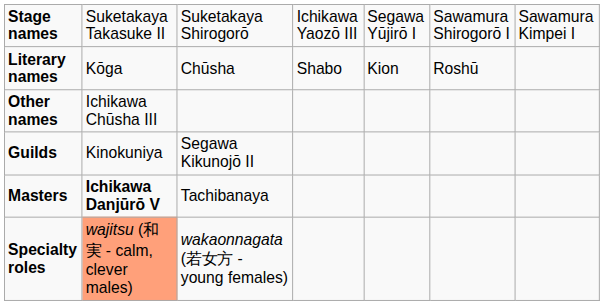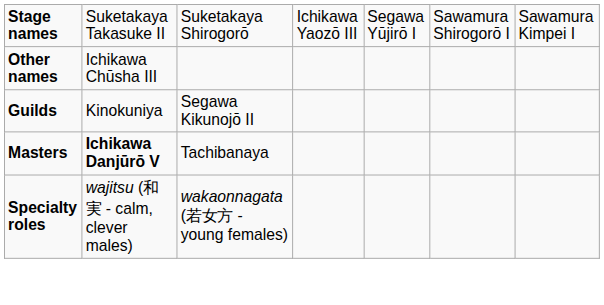- row: (37, 68)
(122, 259) lightsalmon background -> (122, 216) no background
